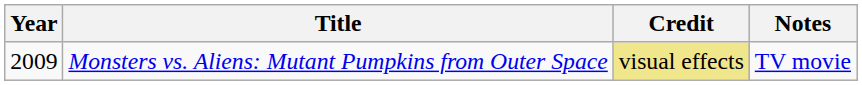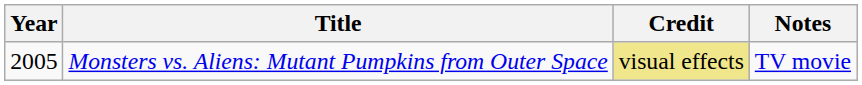(34, 60) 2009 -> (34, 60) 2005
